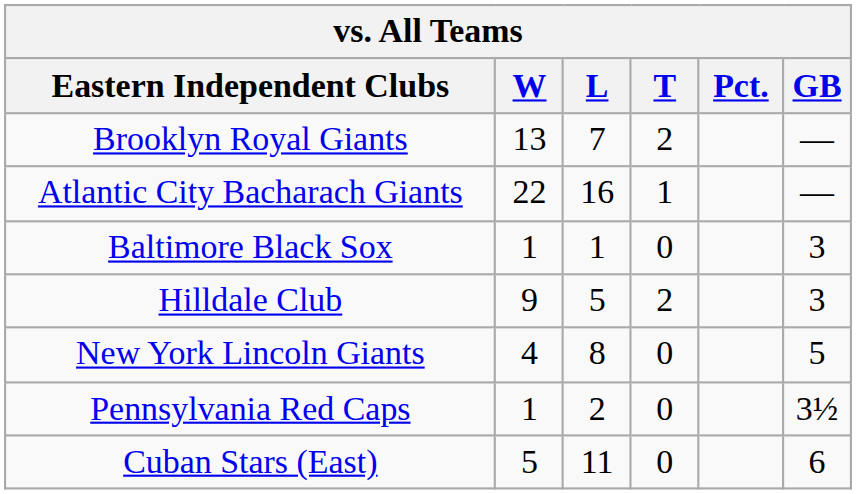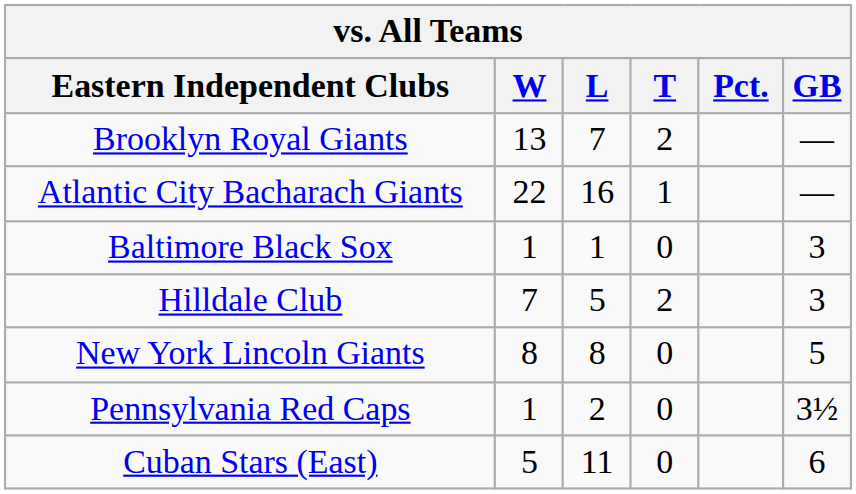(530, 300) 9 -> (530, 300) 7
(530, 354) 4 -> (530, 354) 8
